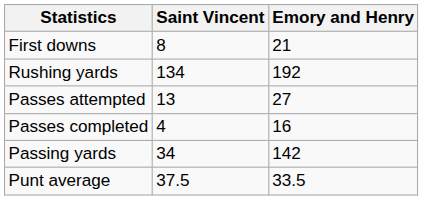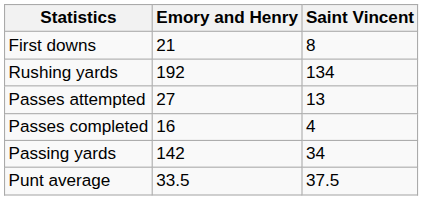columns swapped: (210, 18) <-> (343, 18)
